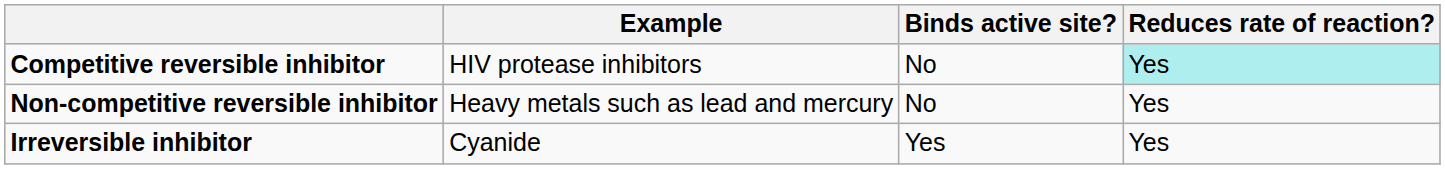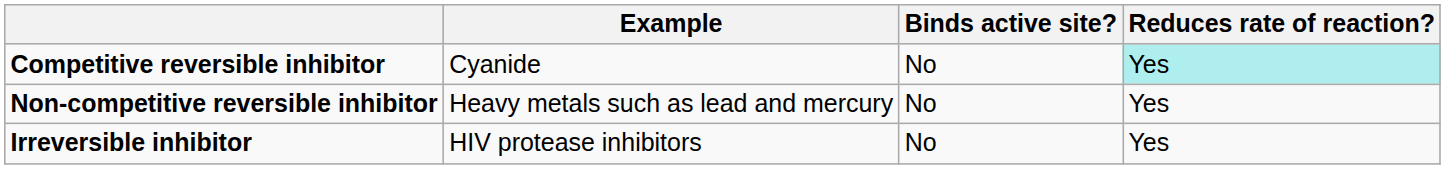(575, 63) HIV protease inhibitors -> (495, 63) Cyanide
(495, 143) Cyanide -> (575, 143) HIV protease inhibitors
(925, 143) Yes -> (921, 143) No
